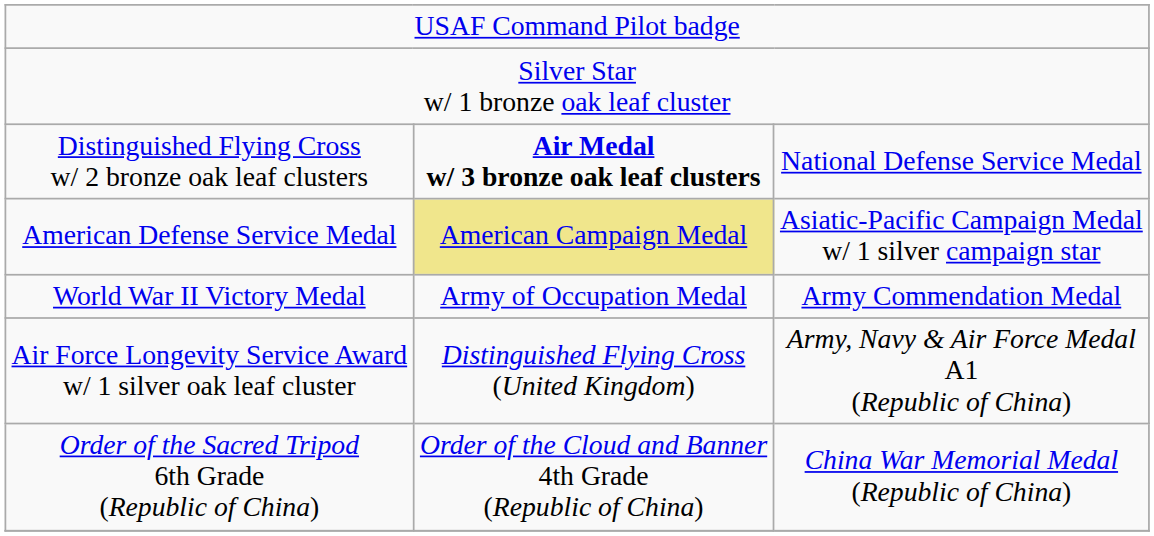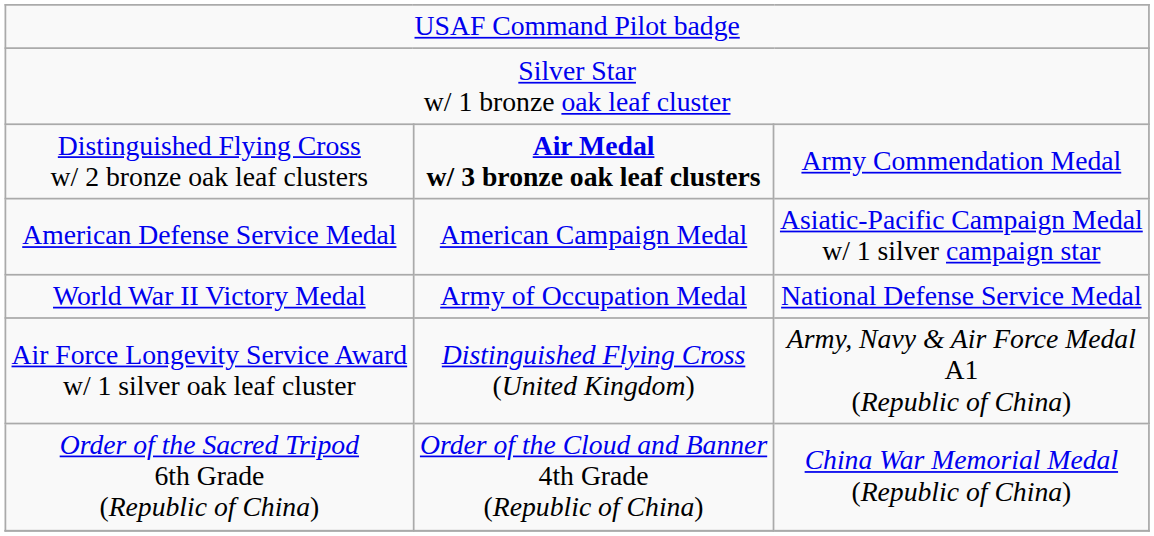(961, 160) National Defense Service Medal -> (961, 160) Army Commendation Medal
(594, 235) khaki background -> (594, 235) no background
(961, 295) Army Commendation Medal -> (961, 295) National Defense Service Medal
